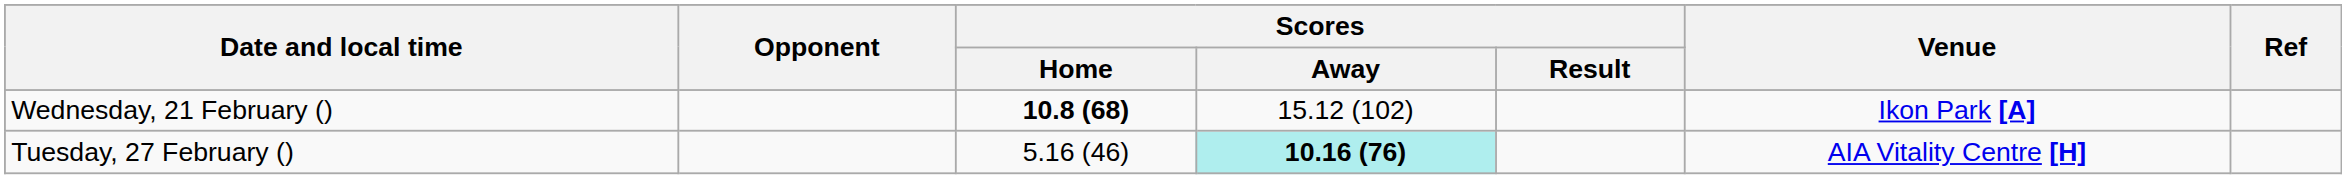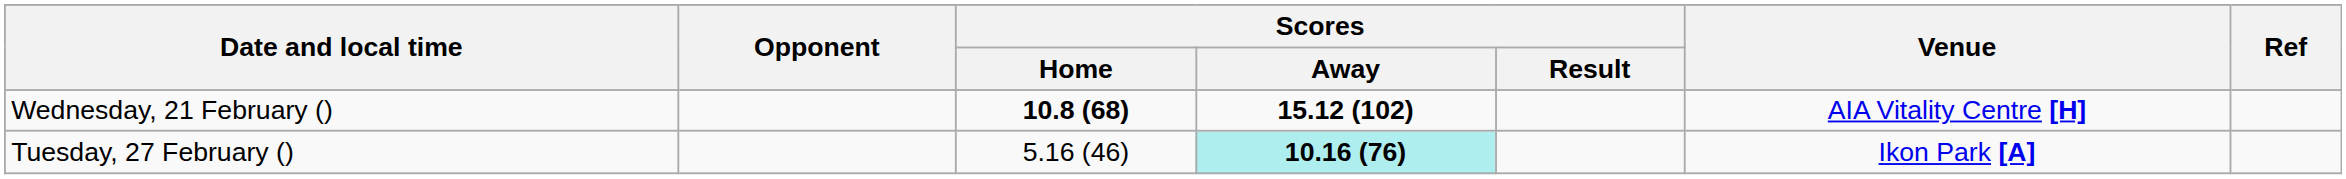(1346, 111) normal -> (1346, 111) bold
(1957, 111) Ikon Park [A] -> (1957, 111) AIA Vitality Centre [H]
(1957, 153) AIA Vitality Centre [H] -> (1957, 153) Ikon Park [A]
